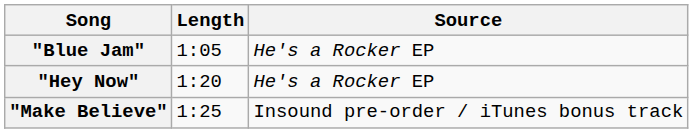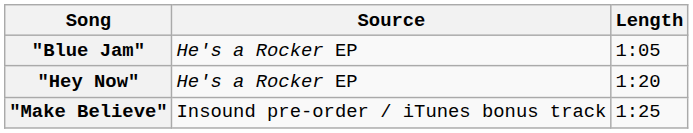columns swapped: (210, 20) <-> (468, 20)
